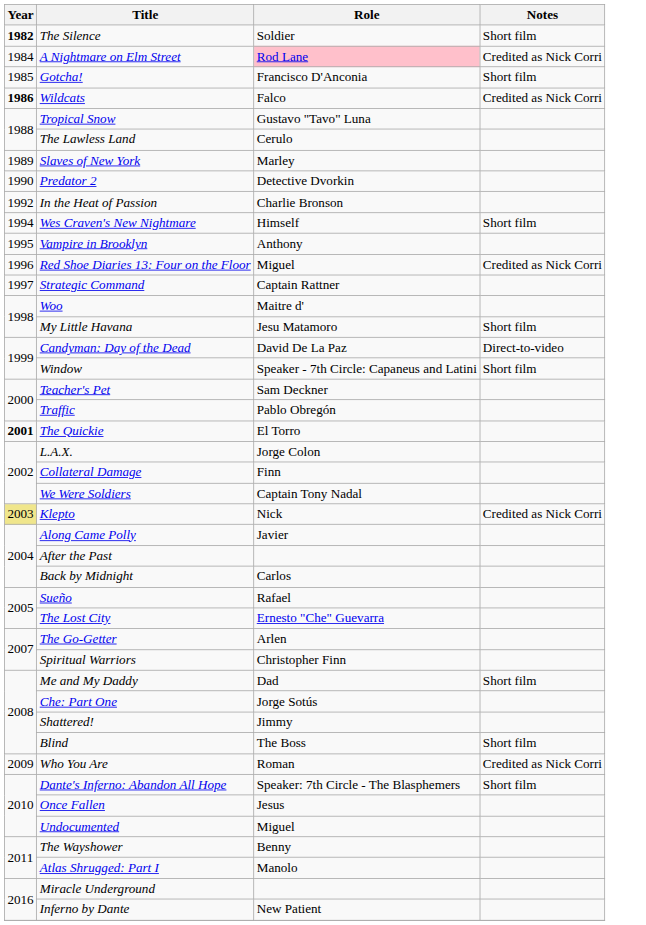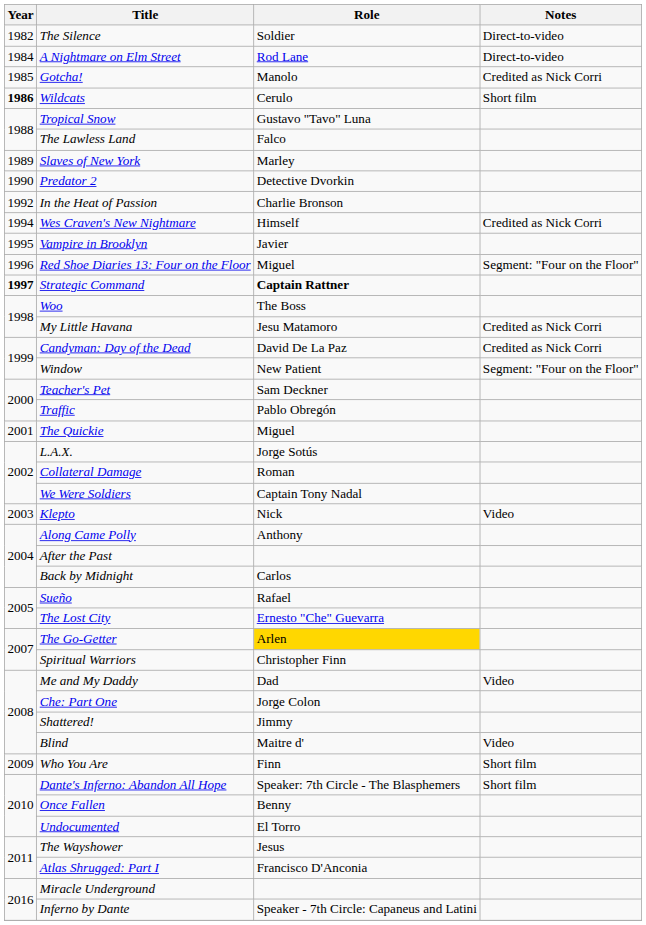(21, 35) bold -> (21, 35) normal
(510, 35) Short film -> (523, 35) Direct-to-video
(282, 56) pink background -> (282, 56) no background
(542, 56) Credited as Nick Corri -> (523, 56) Direct-to-video
(312, 77) Francisco D'Anconia -> (277, 77) Manolo
(510, 77) Short film -> (542, 77) Credited as Nick Corri
(271, 98) Falco -> (275, 98) Cerulo
(542, 98) Credited as Nick Corri -> (510, 98) Short film
(275, 139) Cerulo -> (271, 139) Falco
(510, 222) Short film -> (542, 222) Credited as Nick Corri
(280, 243) Anthony -> (272, 243) Javier
(542, 264) Credited as Nick Corri -> (561, 264) Segment: "Four on the Floor"
(21, 285) normal -> (21, 285) bold
(298, 285) normal -> (303, 285) bold
(280, 306) Maitre d' -> (281, 306) The Boss
(510, 327) Short film -> (542, 327) Credited as Nick Corri
(523, 347) Direct-to-video -> (542, 347) Credited as Nick Corri
(367, 368) Speaker - 7th Circle: Capaneus and Latini -> (289, 368) New Patient
(510, 368) Short film -> (561, 368) Segment: "Four on the Floor"
(21, 431) bold -> (21, 431) normal
(279, 431) El Torro -> (276, 431) Miguel
(289, 451) Jorge Colon -> (287, 451) Jorge Sotús
(269, 472) Finn -> (276, 472) Roman
(21, 514) khaki background -> (21, 514) no background
(542, 514) Credited as Nick Corri -> (498, 514) Video
(272, 535) Javier -> (280, 535) Anthony
(272, 639) no background -> (272, 639) gold background
(510, 680) Short film -> (498, 680) Video
(287, 701) Jorge Sotús -> (289, 701) Jorge Colon
(281, 743) The Boss -> (280, 743) Maitre d'
(510, 743) Short film -> (498, 743) Video
(276, 763) Roman -> (269, 763) Finn
(542, 763) Credited as Nick Corri -> (510, 763) Short film
(271, 805) Jesus -> (274, 805) Benny
(276, 826) Miguel -> (279, 826) El Torro
(274, 847) Benny -> (271, 847) Jesus
(277, 868) Manolo -> (312, 868) Francisco D'Anconia
(289, 909) New Patient -> (367, 909) Speaker - 7th Circle: Capaneus and Latini
